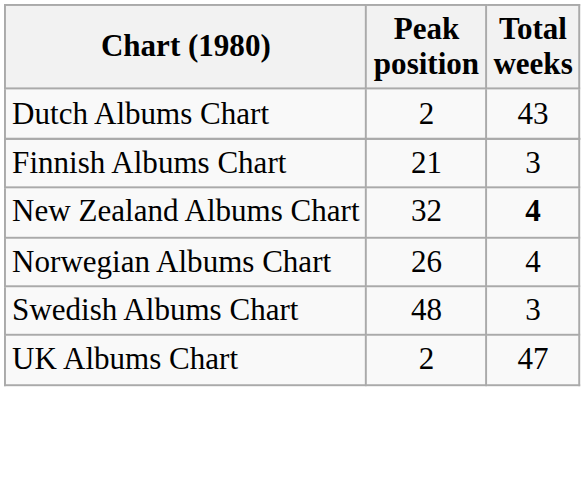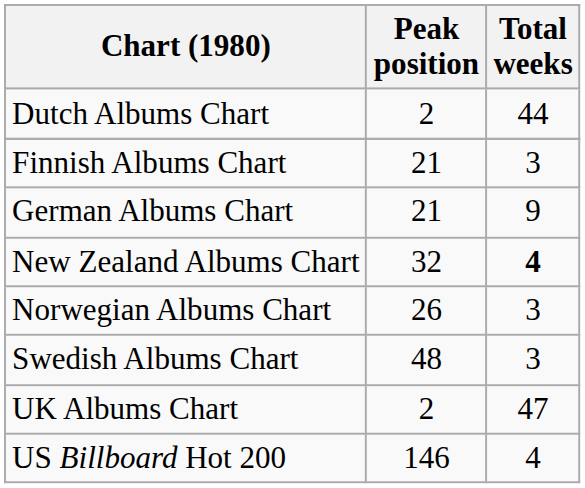(533, 113) 43 -> (533, 113) 44
+ row: (153, 211)
(533, 260) 4 -> (533, 310) 3
+ row: (149, 457)
